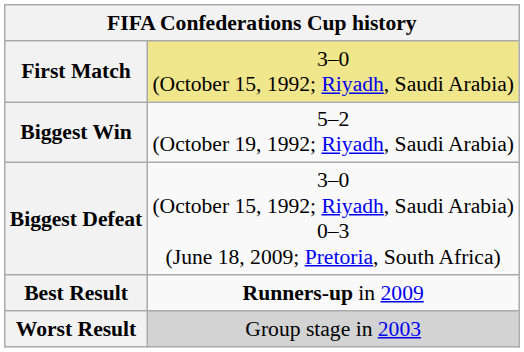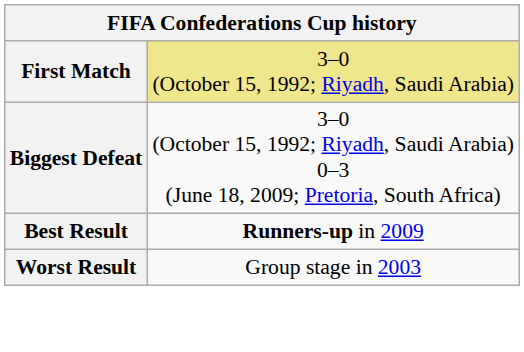- row: (76, 132)
(333, 328) lightgrey background -> (333, 267) no background
